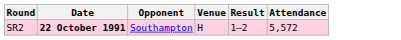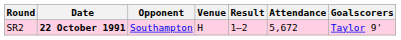+ column: (362, 12)
(283, 28) 5,572 -> (283, 28) 5,672
